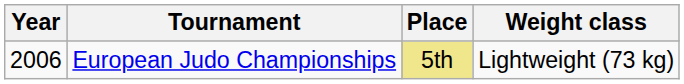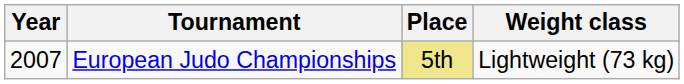(36, 59) 2006 -> (36, 59) 2007
